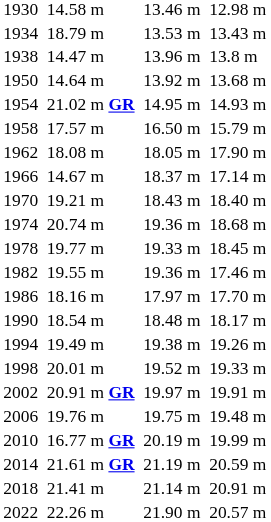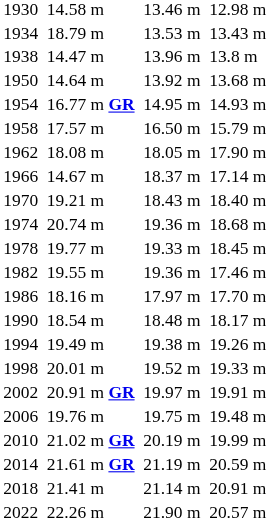(91, 104) 21.02 m GR -> (91, 104) 16.77 m GR
(91, 440) 16.77 m GR -> (91, 440) 21.02 m GR
